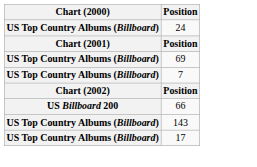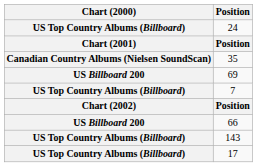+ row: (233, 59)
(83, 59) US Top Country Albums (Billboard) -> (109, 75) US Billboard 200
